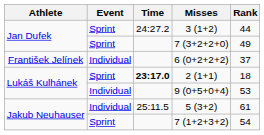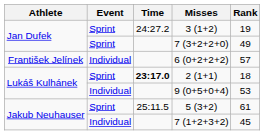(245, 28) 44 -> (245, 28) 19
(245, 60) 37 -> (245, 60) 57
(110, 107) Individual -> (102, 107) Sprint
(102, 122) Sprint -> (110, 122) Individual
(245, 122) 54 -> (245, 122) 45
